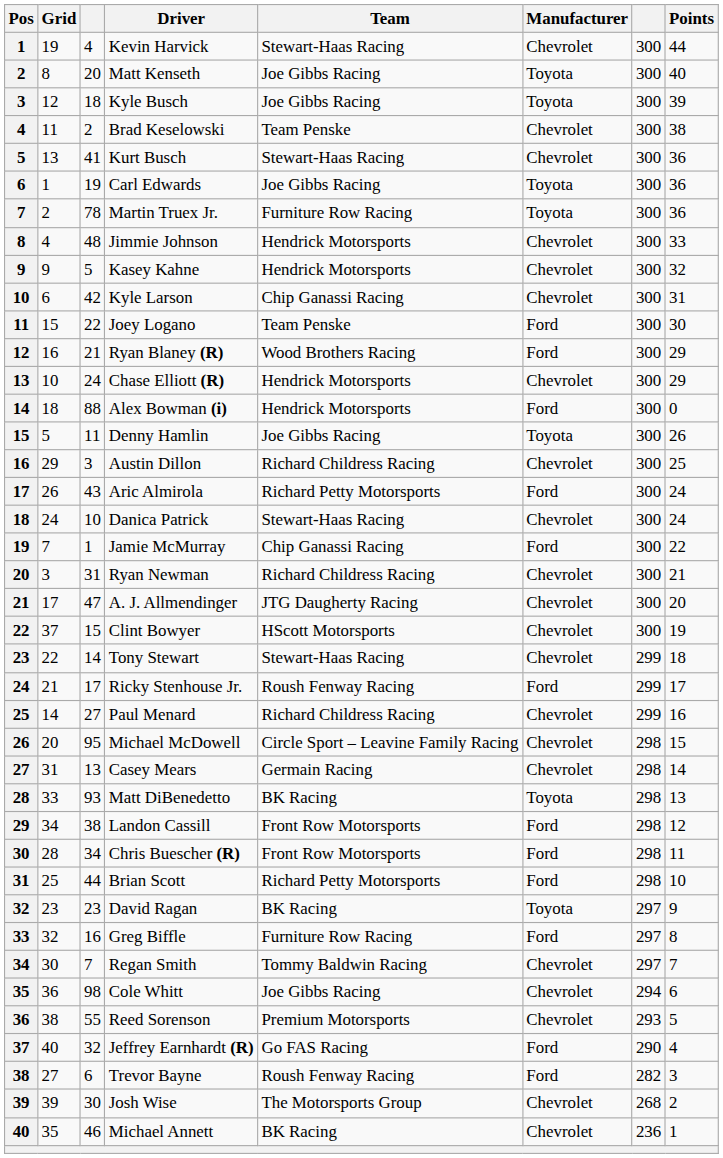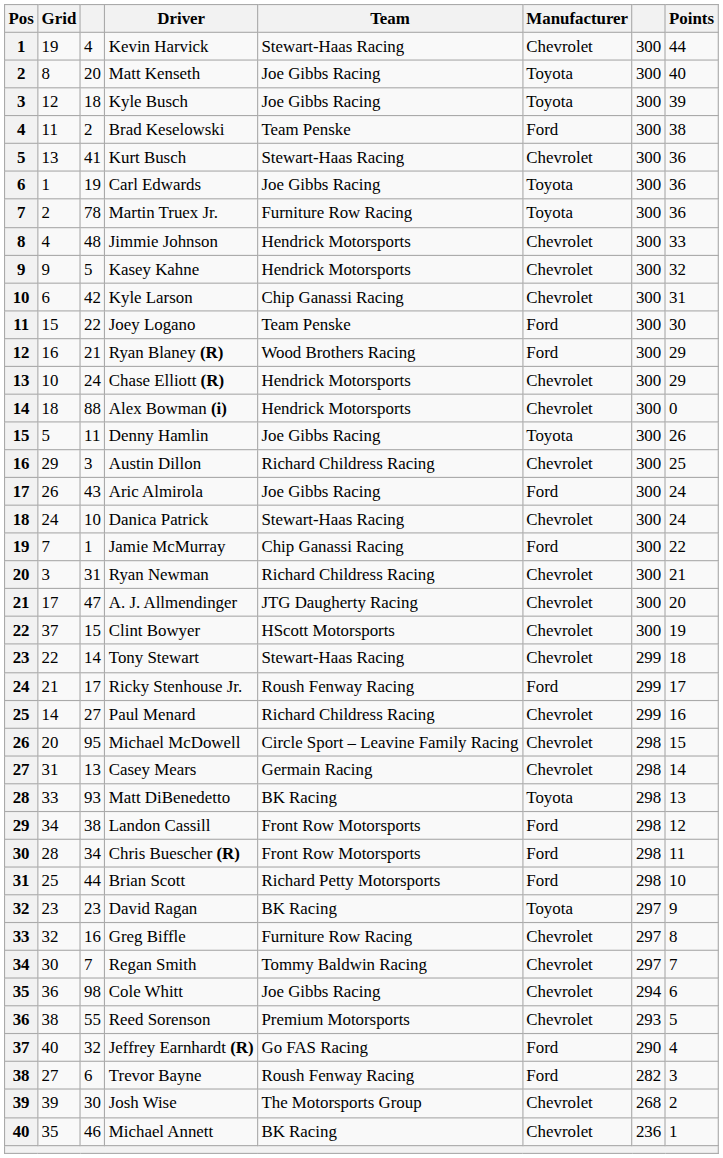(560, 129) Chevrolet -> (542, 129) Ford
(542, 408) Ford -> (560, 408) Chevrolet
(351, 491) Richard Petty Motorsports -> (321, 491) Joe Gibbs Racing
(542, 936) Ford -> (560, 936) Chevrolet
